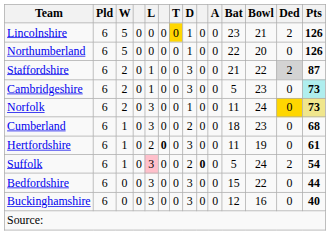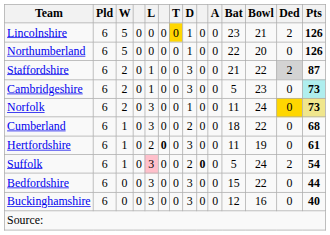(261, 126) 23 -> (261, 126) 22
